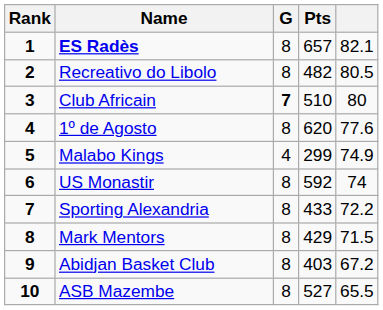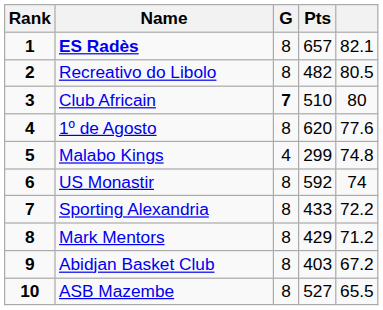(357, 155) 74.9 -> (357, 155) 74.8
(357, 237) 71.5 -> (357, 237) 71.2
